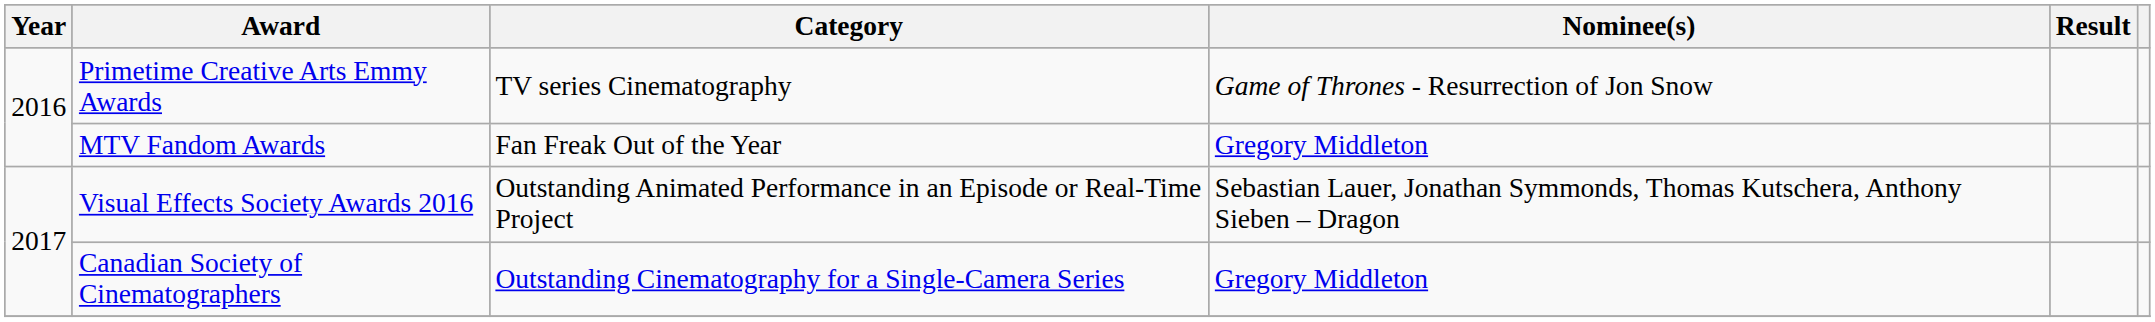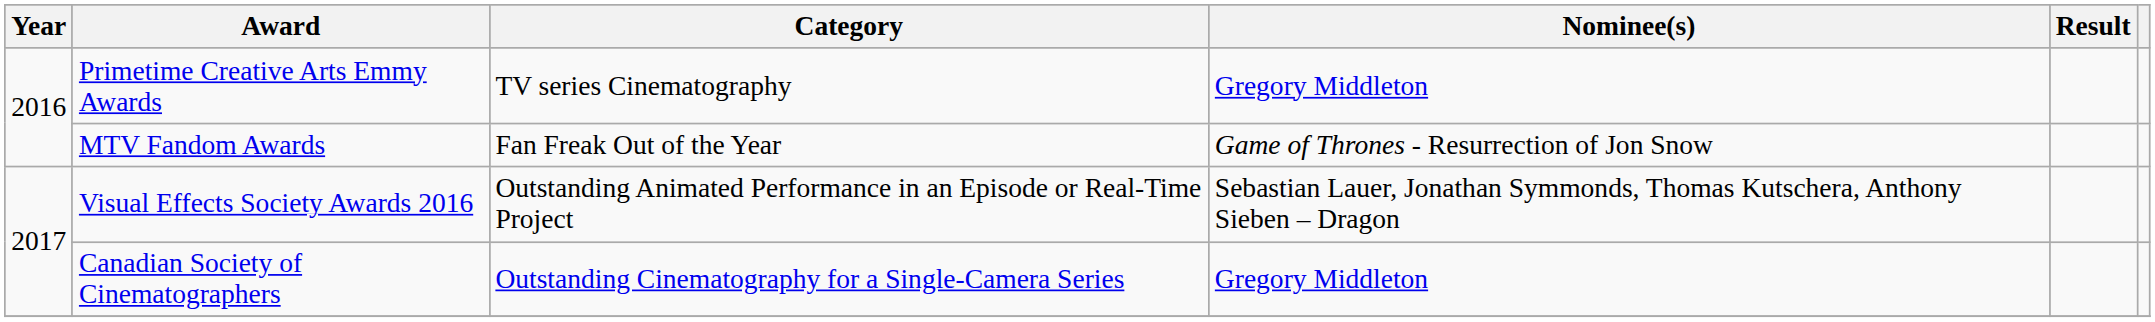(1464, 85) Game of Thrones - Resurrection of Jon Snow -> (1321, 85) Gregory Middleton
(1321, 144) Gregory Middleton -> (1464, 144) Game of Thrones - Resurrection of Jon Snow
